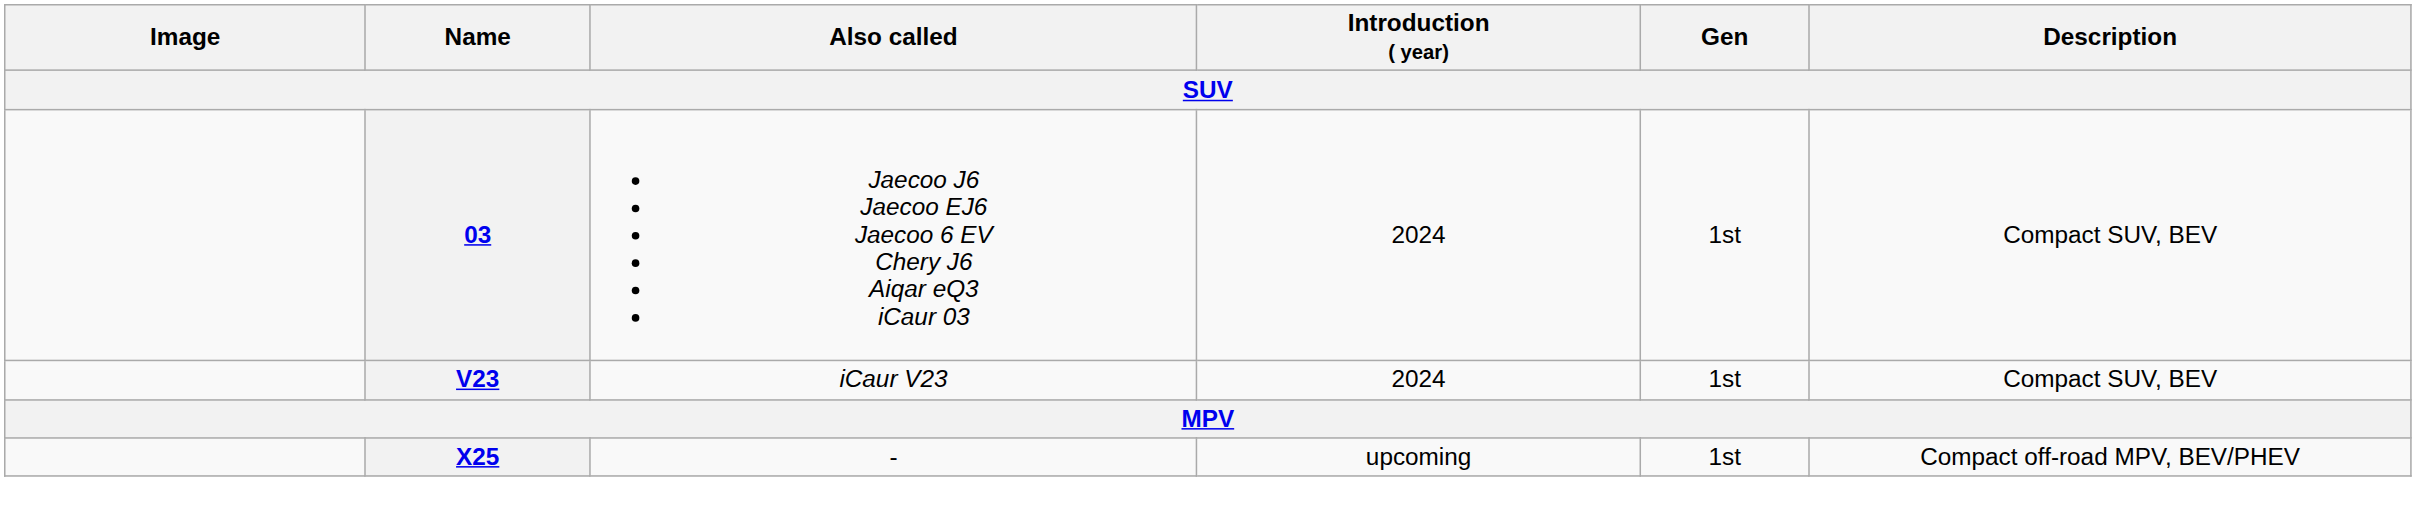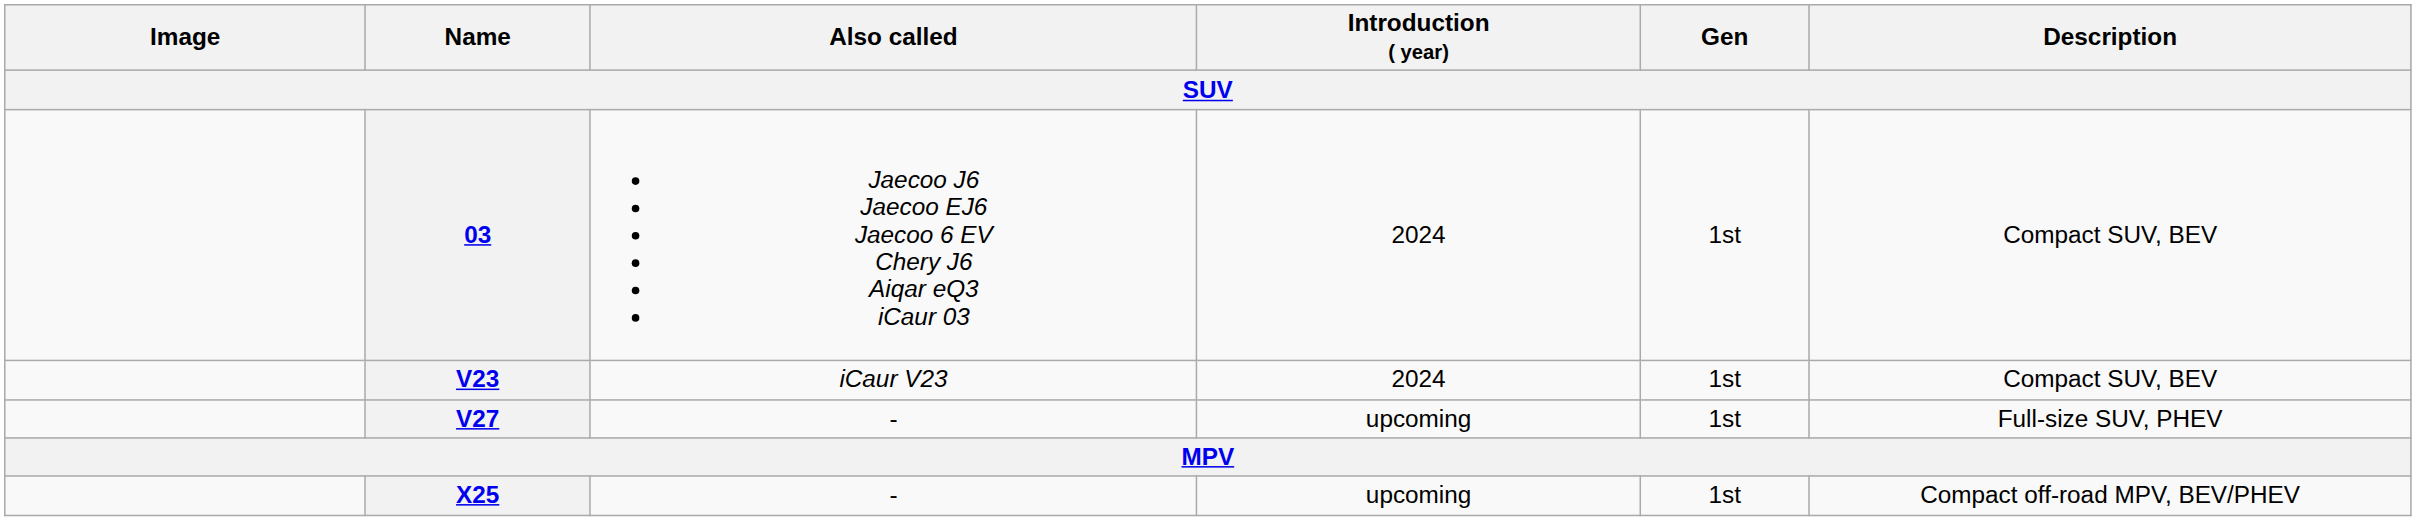+ row: (478, 418)
